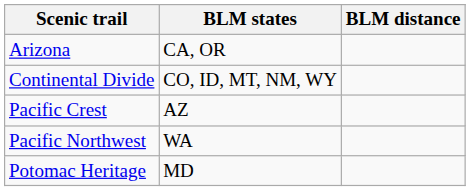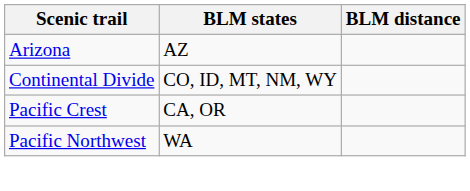(194, 49) CA, OR -> (176, 49) AZ
(176, 110) AZ -> (194, 110) CA, OR
- row: (77, 170)
